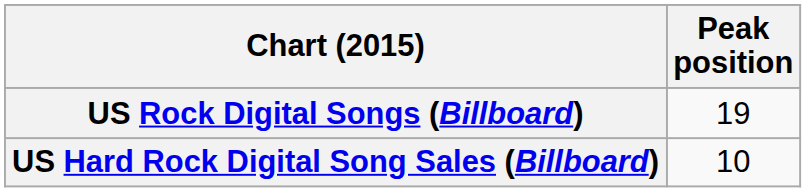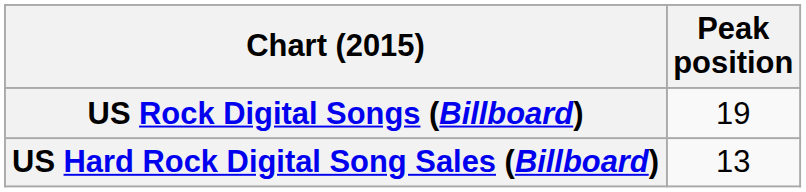(733, 161) 10 -> (733, 161) 13
